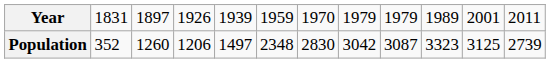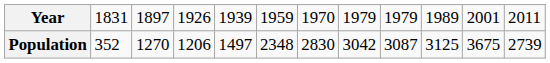(153, 44) 1260 -> (153, 44) 1270
(442, 44) 3323 -> (442, 44) 3125
(483, 44) 3125 -> (483, 44) 3675
